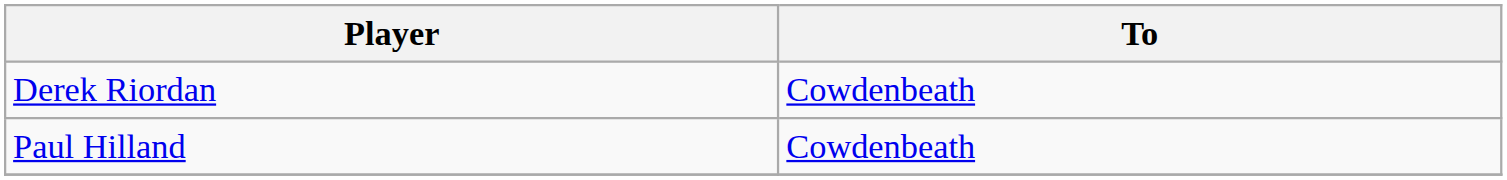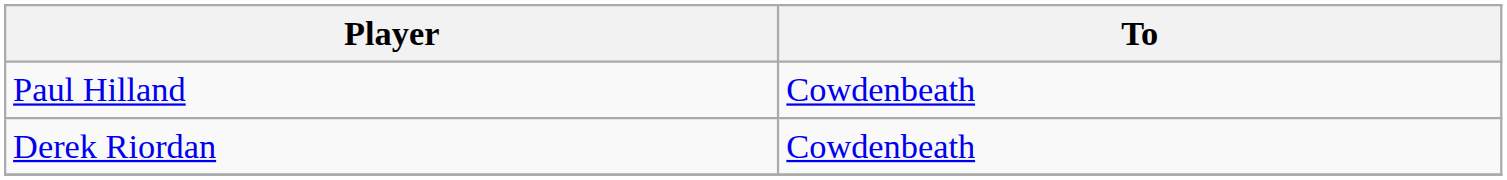rows swapped: (99, 146) <-> (115, 89)
